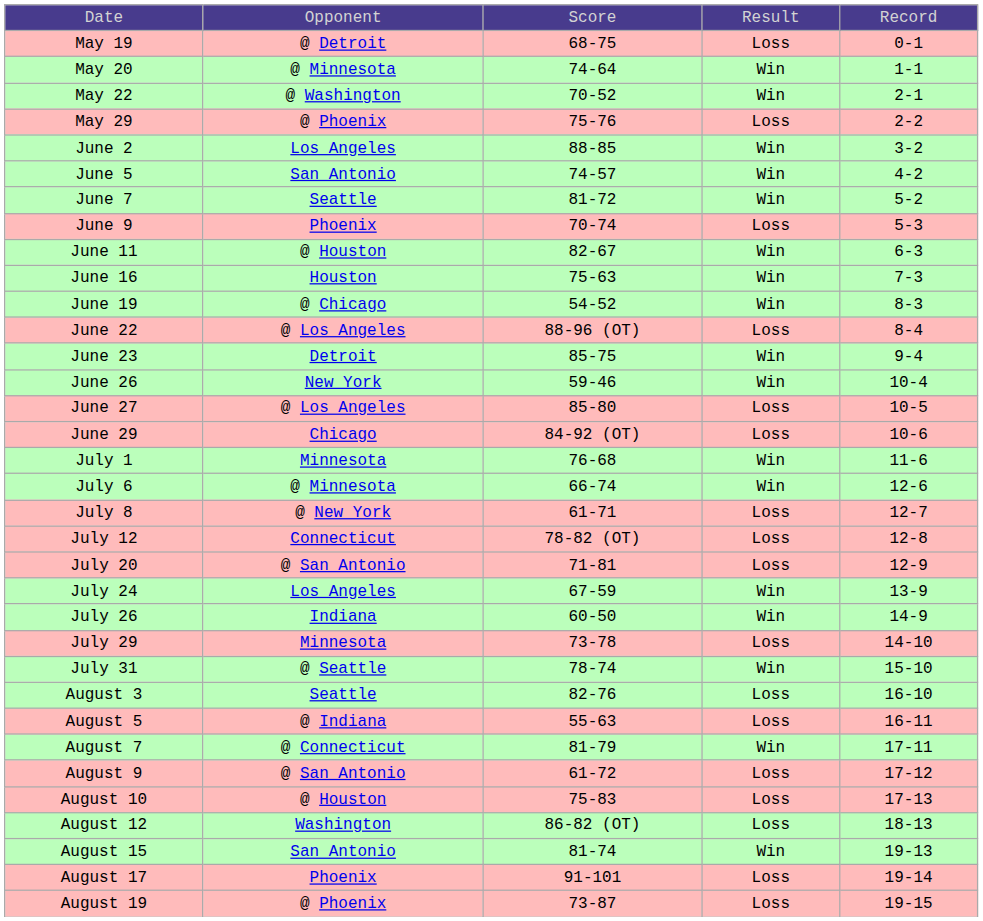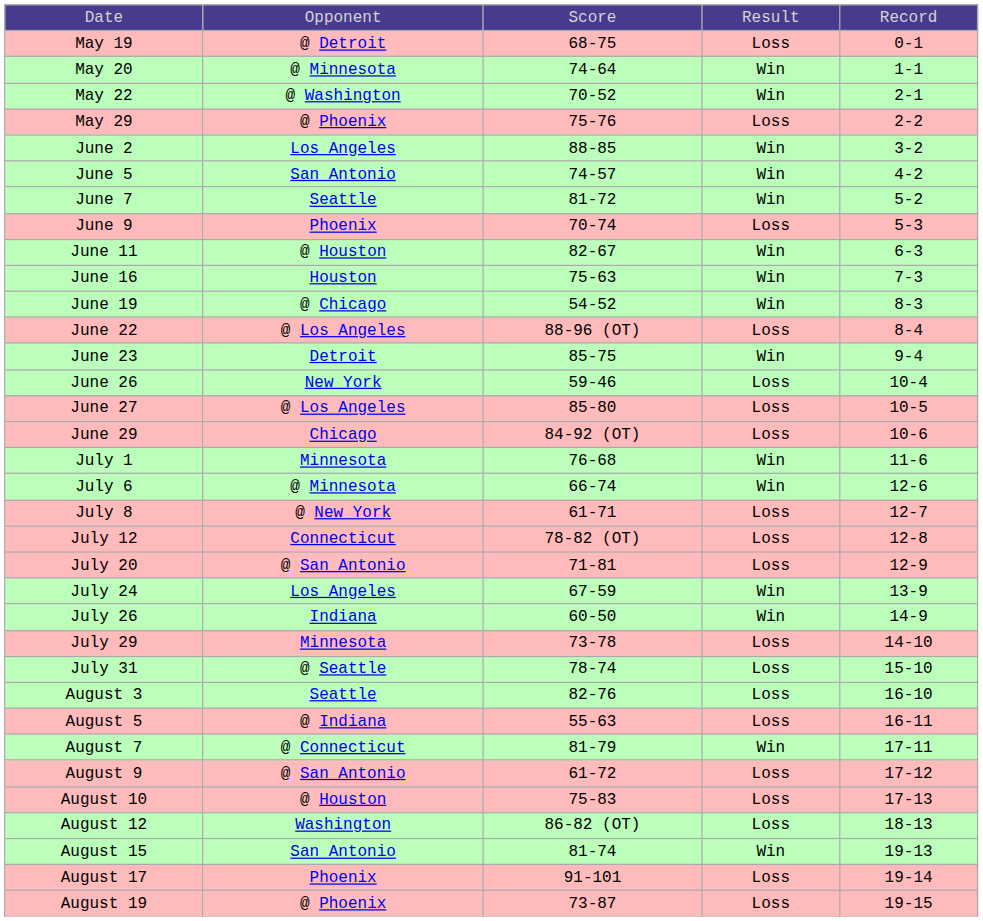(771, 382) Win -> (771, 382) Loss
(771, 669) Win -> (771, 669) Loss
